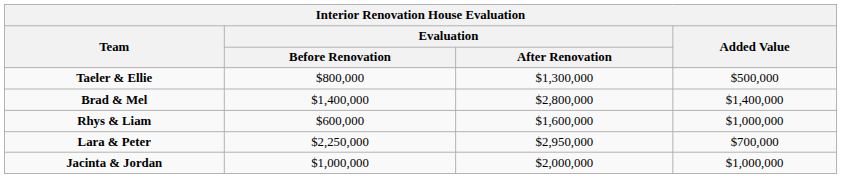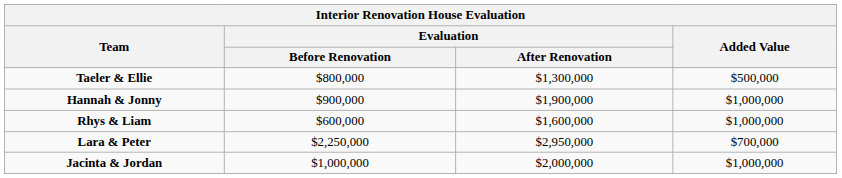- row: (114, 100)
+ row: (114, 100)
